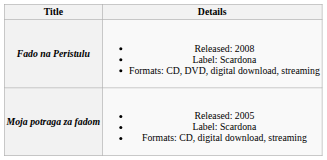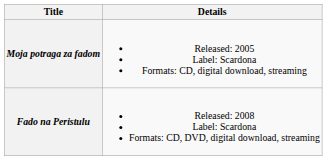rows swapped: (53, 121) <-> (53, 53)
